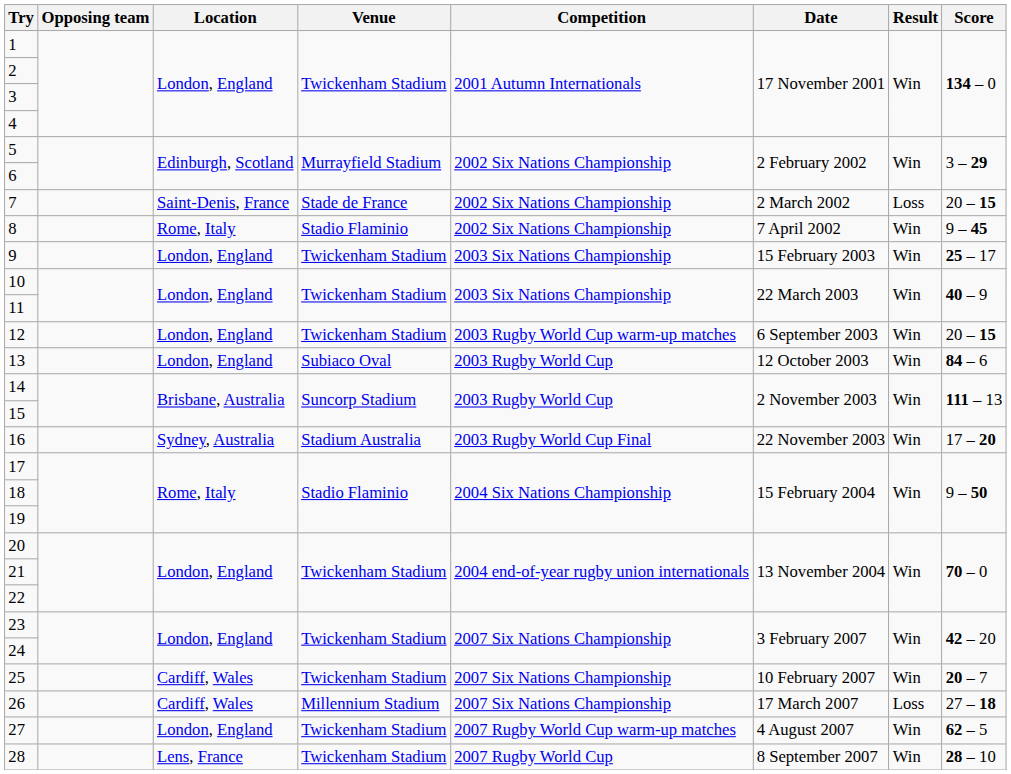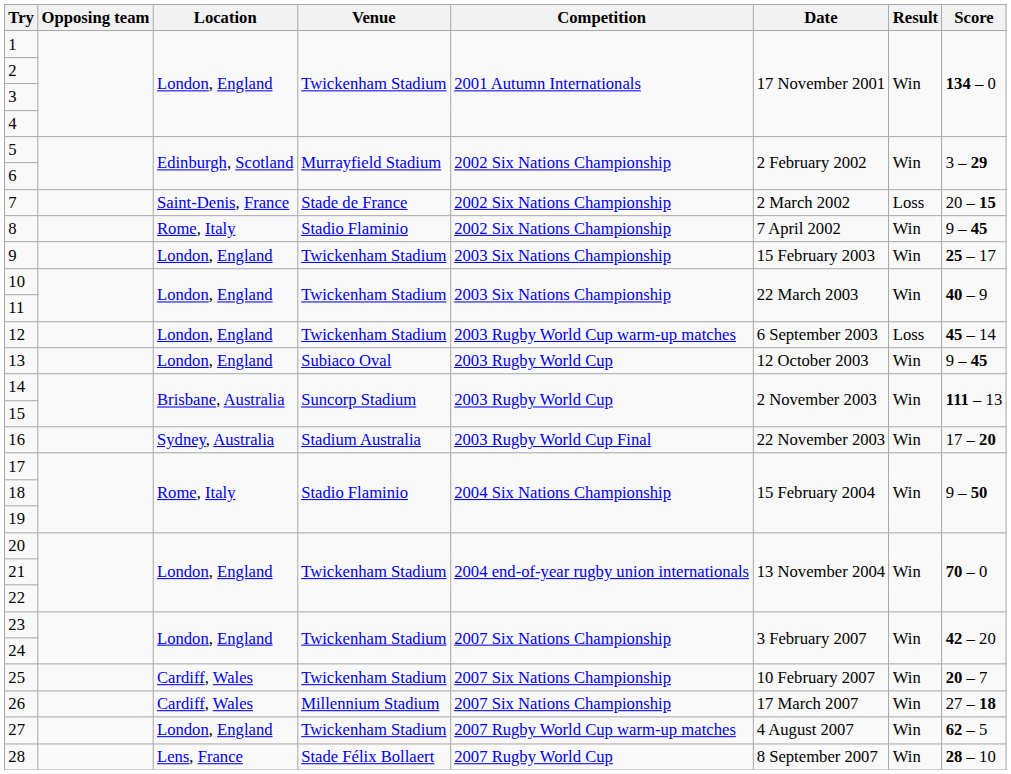(907, 334) Win -> (909, 334) Loss
(971, 334) 20 – 15 -> (971, 334) 45 – 14
(967, 360) 84 – 6 -> (967, 360) 9 – 45
(909, 703) Loss -> (907, 703) Win
(374, 756) Twickenham Stadium -> (368, 756) Stade Félix Bollaert
